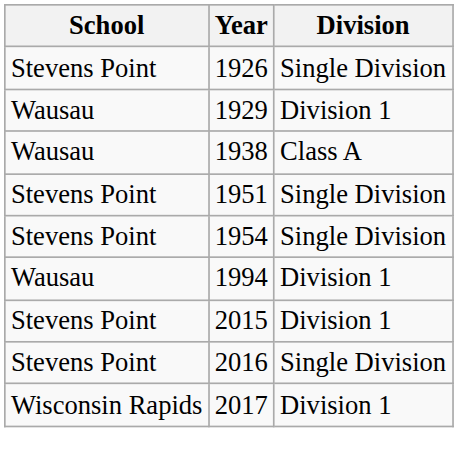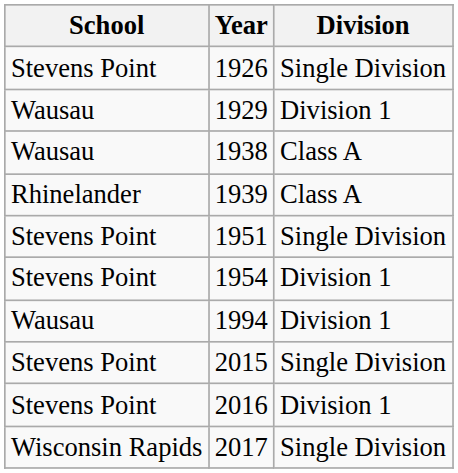+ row: (241, 194)
(363, 236) Single Division -> (336, 278) Division 1
(336, 320) Division 1 -> (363, 362) Single Division
(363, 362) Single Division -> (336, 404) Division 1
(336, 404) Division 1 -> (363, 446) Single Division
